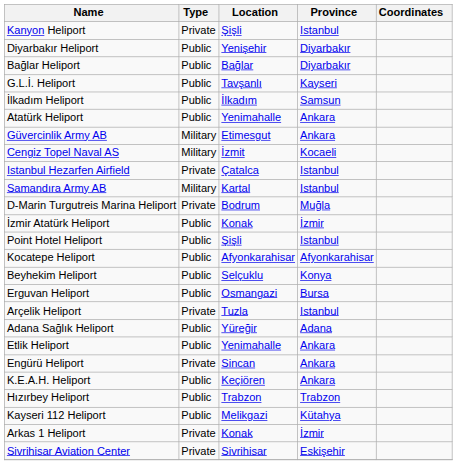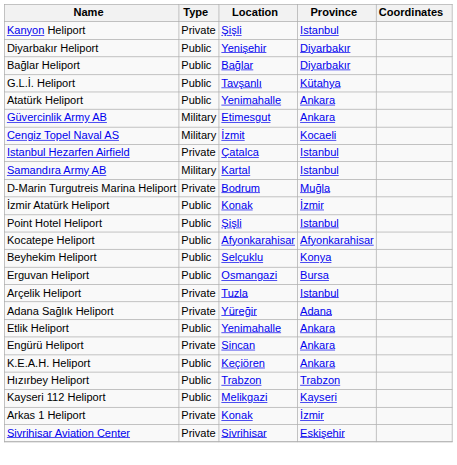(318, 83) Kayseri -> (320, 83) Kütahya
- row: (45, 100)
(196, 328) Public -> (198, 310) Private
(320, 415) Kütahya -> (318, 398) Kayseri
